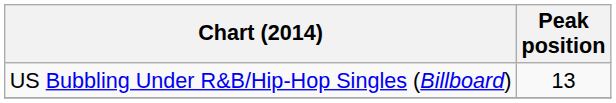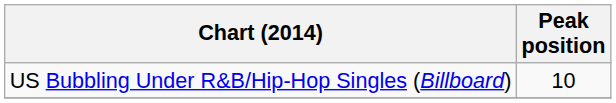(563, 80) 13 -> (563, 80) 10
